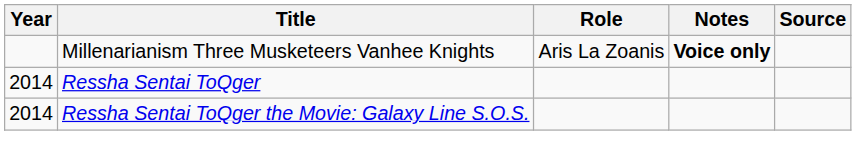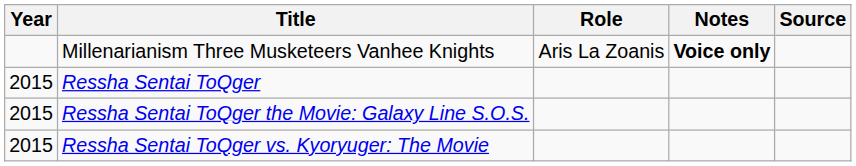(31, 82) 2014 -> (31, 82) 2015
(31, 113) 2014 -> (31, 113) 2015
+ row: (275, 144)
